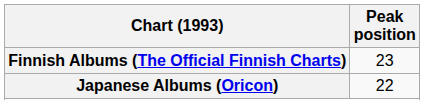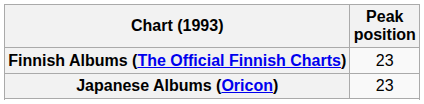(385, 85) 22 -> (385, 85) 23
